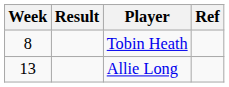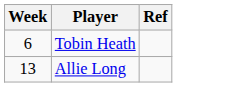- column: (77, 17)
(28, 43) 8 -> (28, 43) 6
